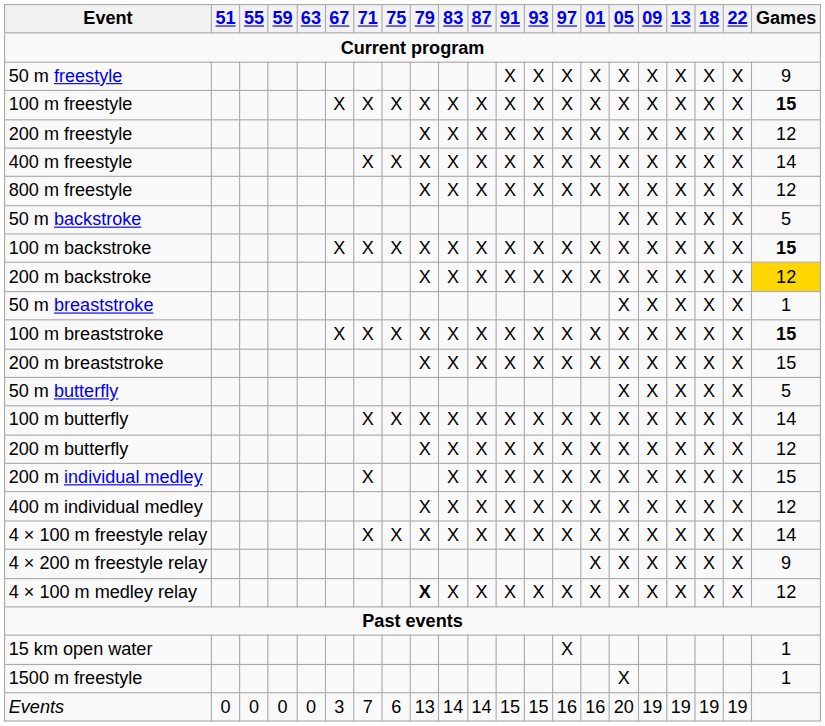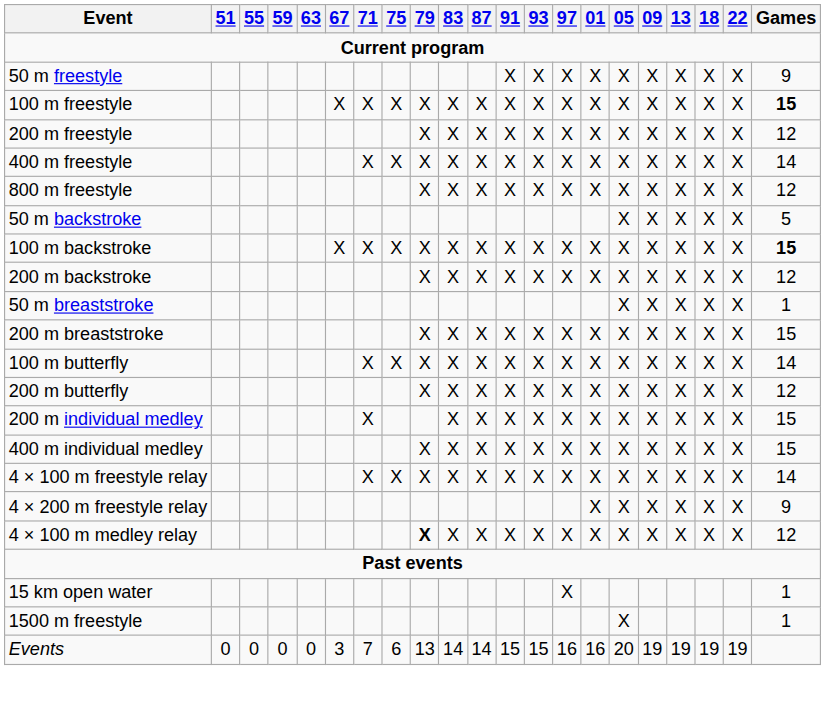(786, 276) gold background -> (786, 276) no background
- row: (86, 334)
- row: (64, 391)
(786, 506) 12 -> (786, 448) 15
